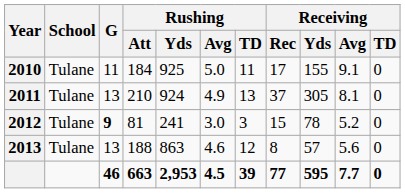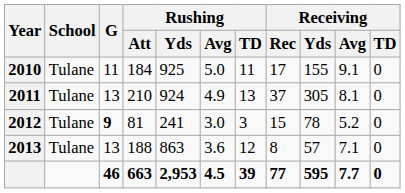(215, 148) 4.6 -> (215, 148) 3.6
(349, 148) 5.6 -> (349, 148) 7.1
